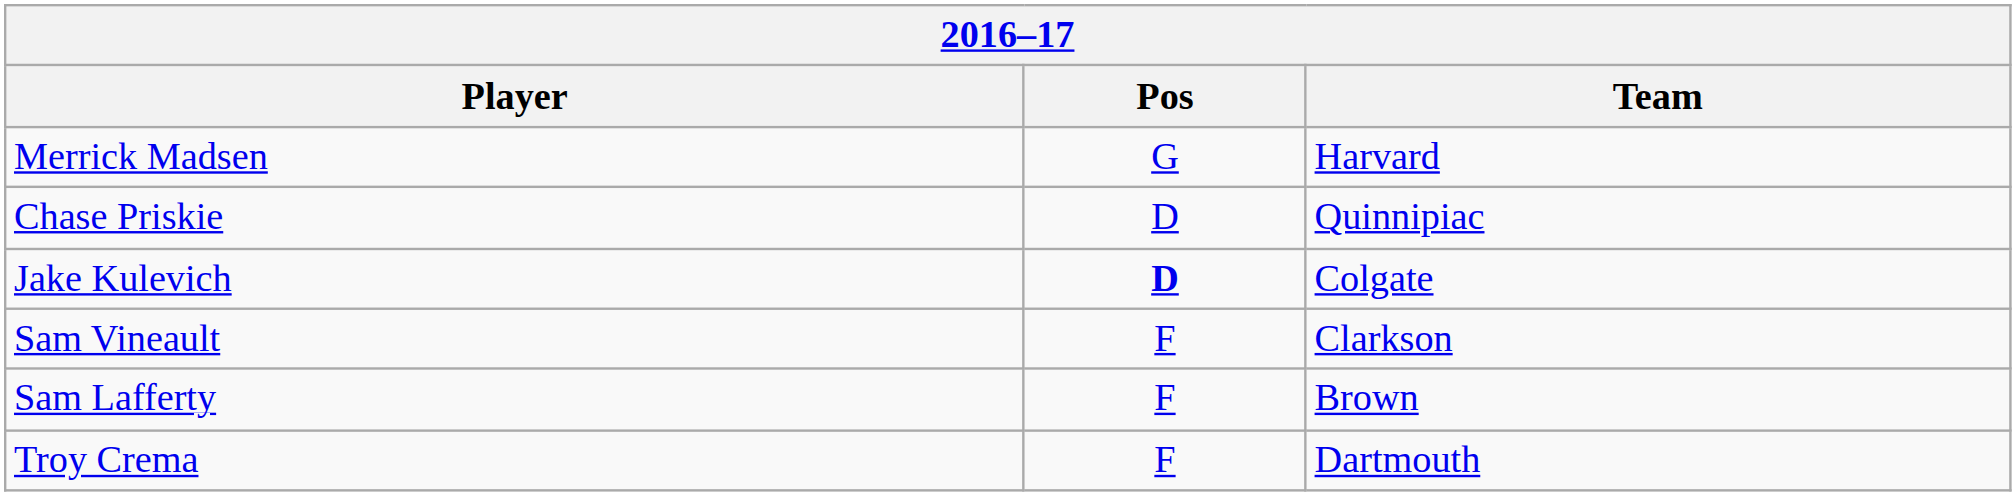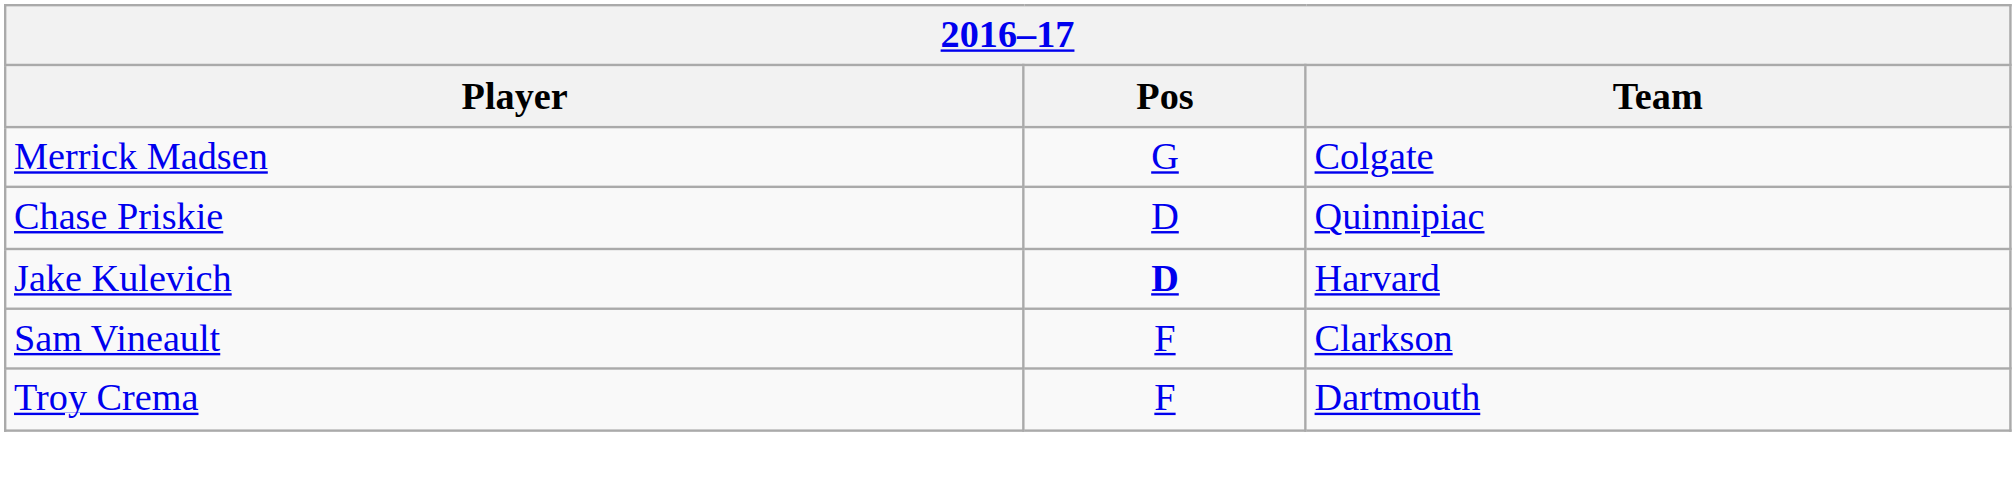(1377, 156) Harvard -> (1374, 156) Colgate
(1374, 277) Colgate -> (1377, 277) Harvard
- row: (115, 398)
